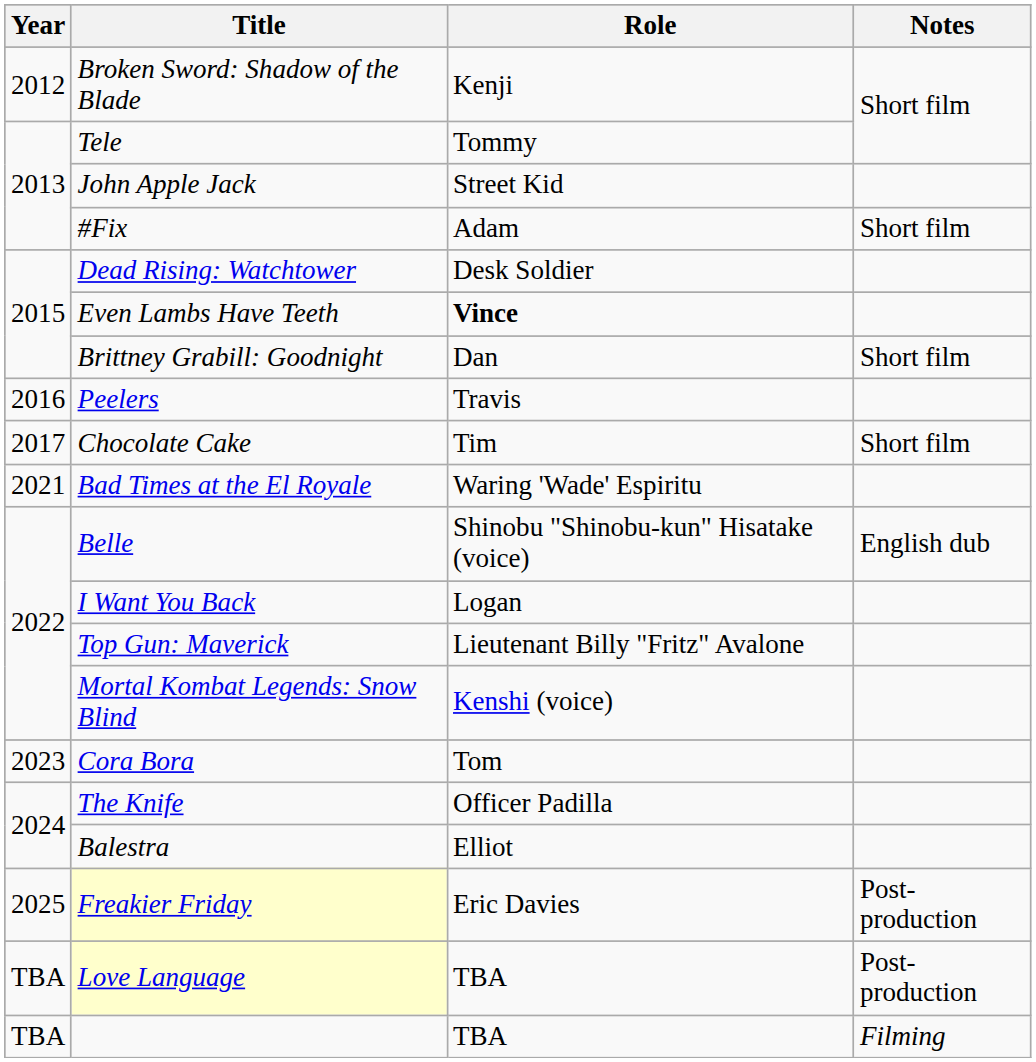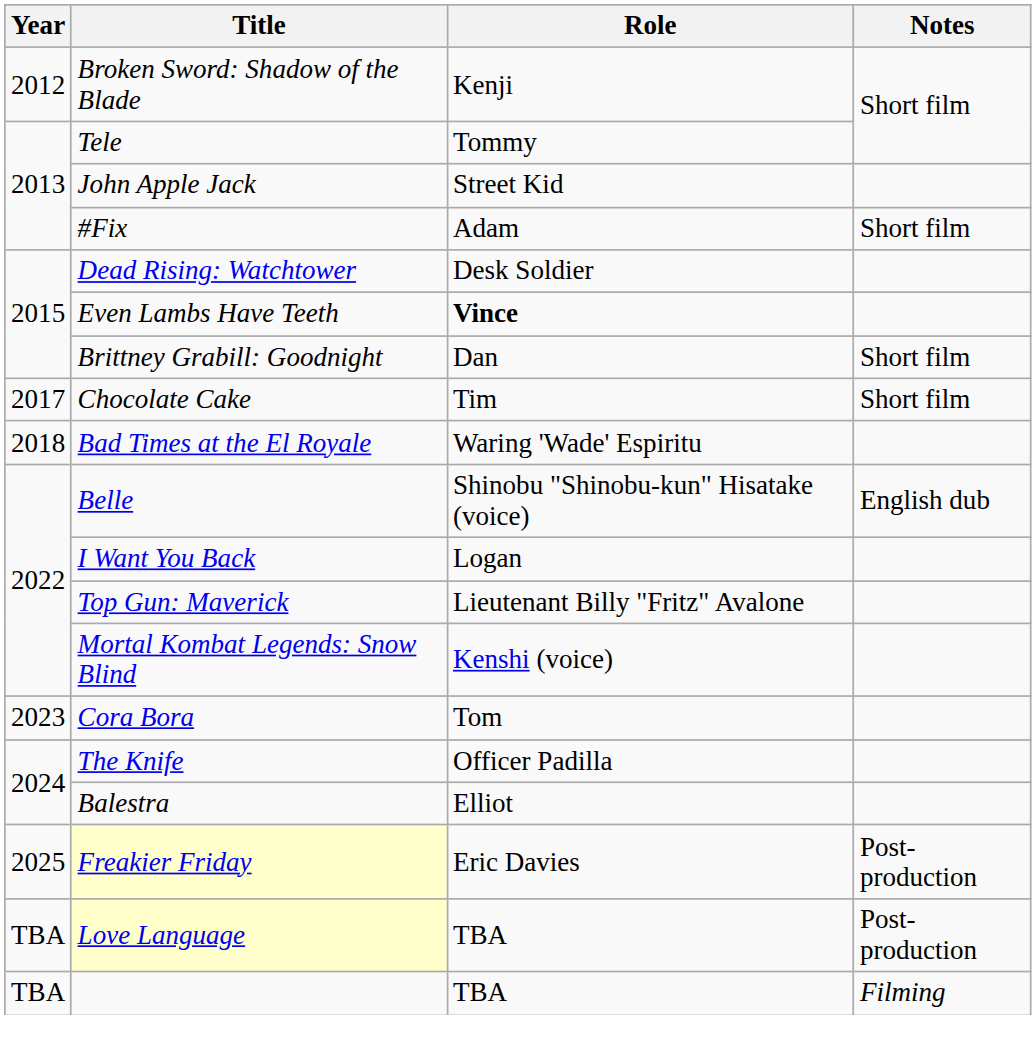- row: (118, 399)
(38, 485) 2021 -> (38, 442) 2018
